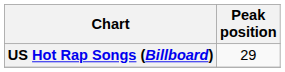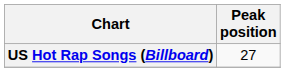(248, 55) 29 -> (248, 55) 27
